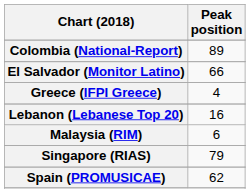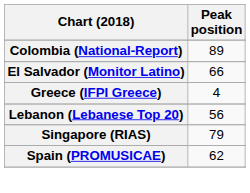(216, 114) 16 -> (216, 114) 56
- row: (96, 135)
